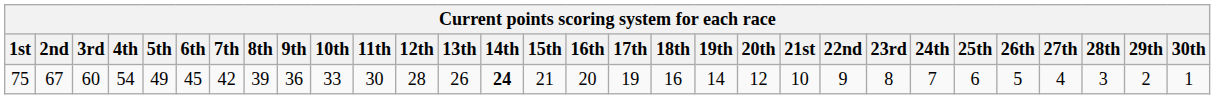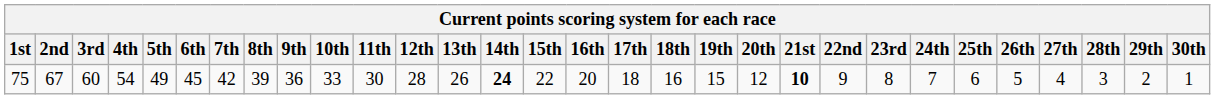(545, 78) 21 -> (545, 78) 22
(630, 78) 19 -> (630, 78) 18
(716, 78) 14 -> (716, 78) 15
(800, 78) normal -> (800, 78) bold
